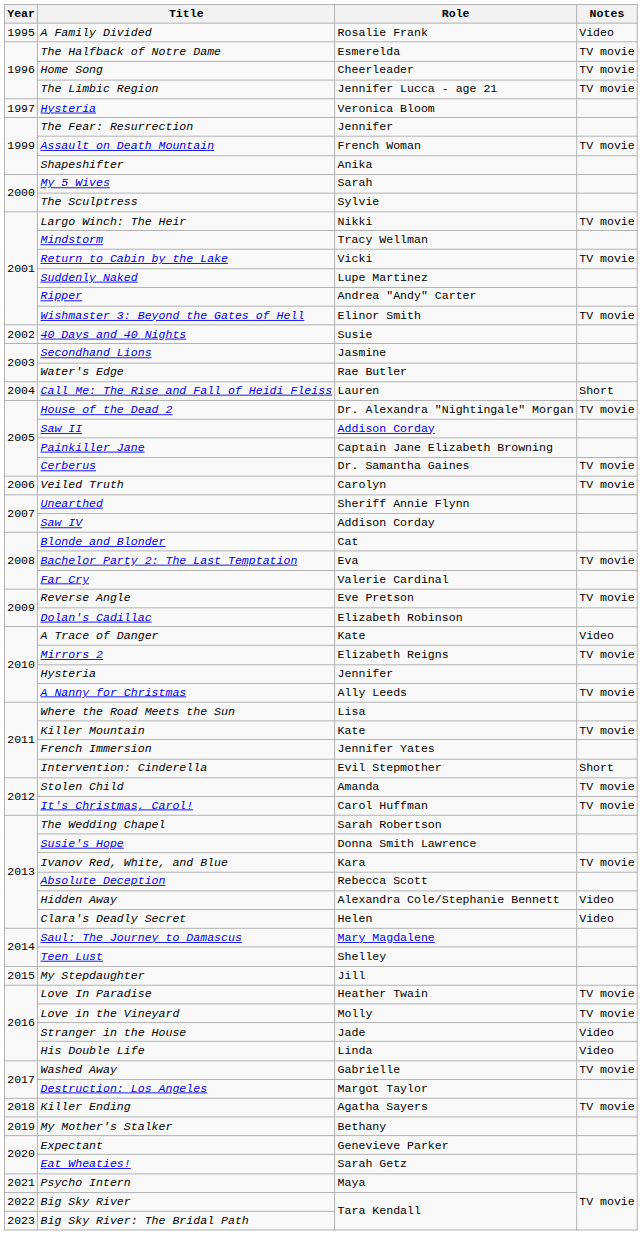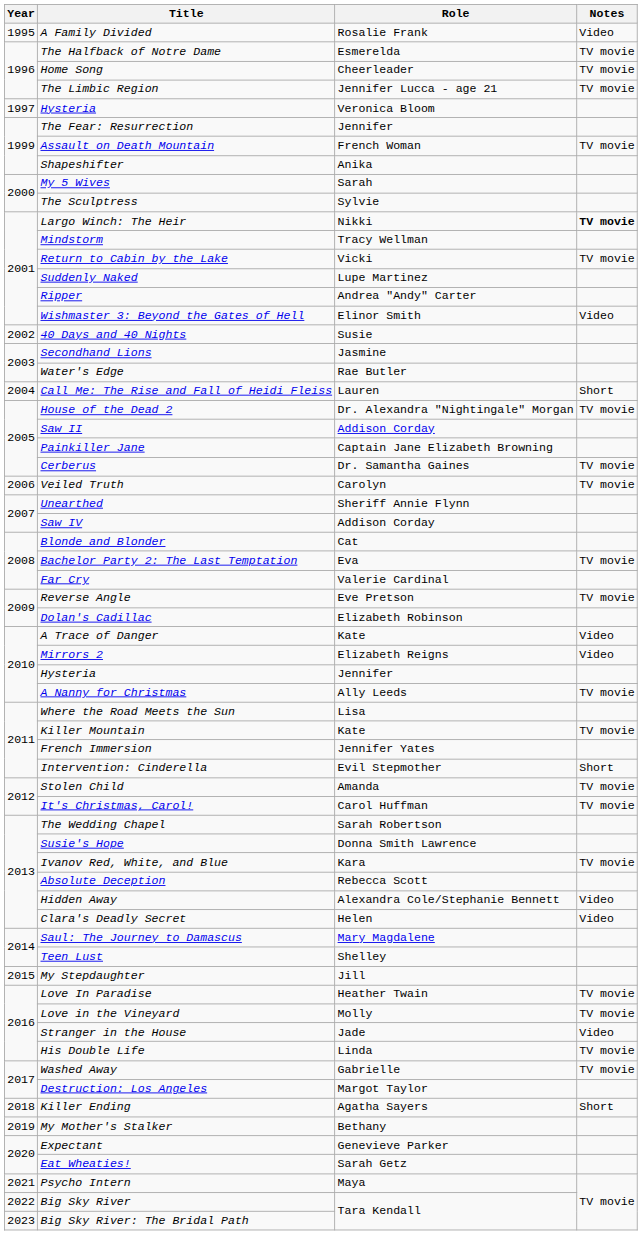(607, 221) normal -> (607, 221) bold
(607, 316) TV movie -> (597, 316) Video
(607, 655) TV movie -> (597, 655) Video
(597, 1051) Video -> (607, 1051) TV movie
(607, 1108) TV movie -> (597, 1108) Short
